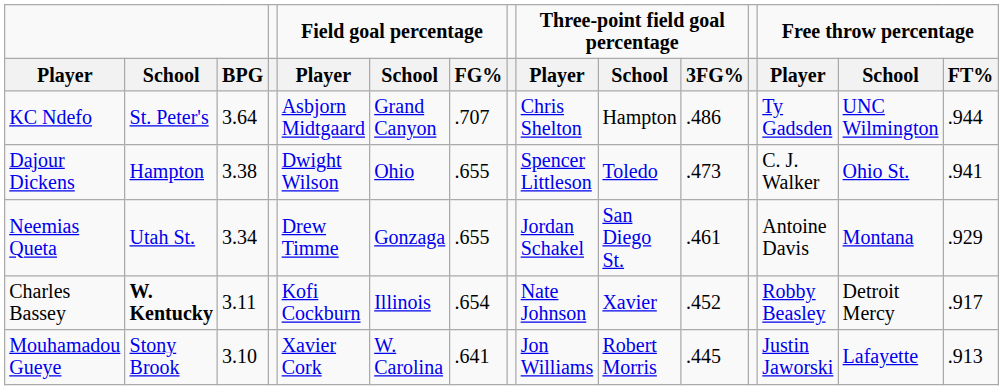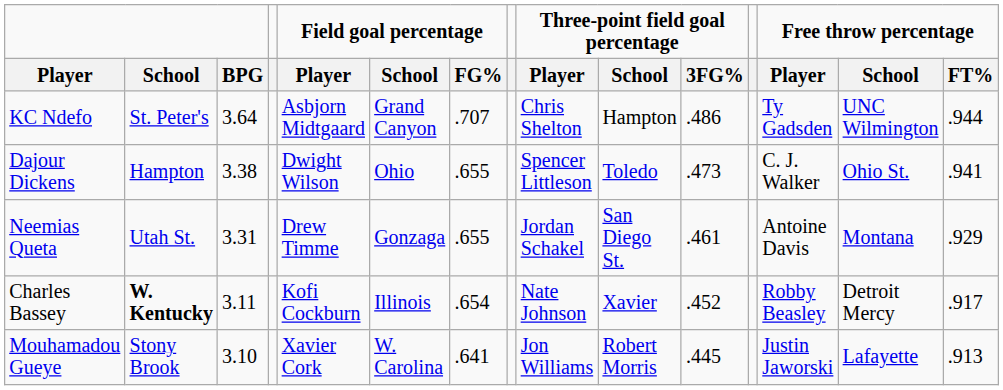(240, 237) 3.34 -> (240, 237) 3.31
